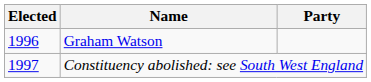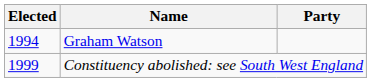(23, 41) 1996 -> (23, 41) 1994
(23, 65) 1997 -> (23, 65) 1999
